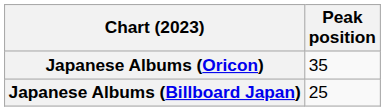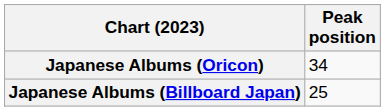(318, 65) 35 -> (318, 65) 34
